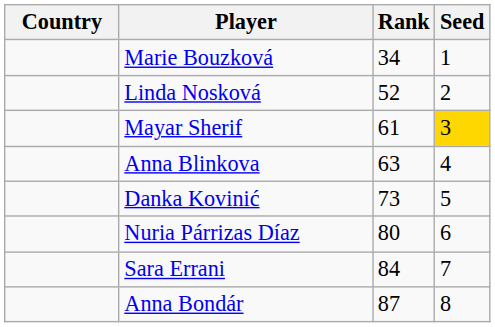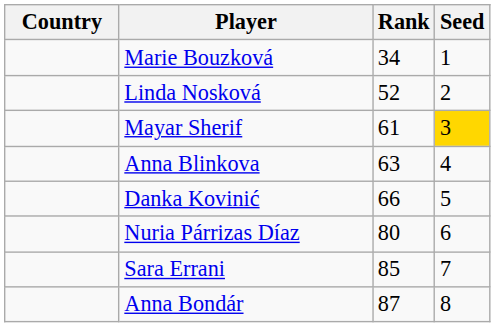(389, 198) 73 -> (389, 198) 66
(389, 269) 84 -> (389, 269) 85
